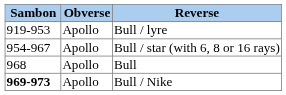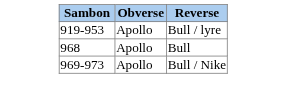- row: (197, 47)
(28, 81) bold -> (82, 64) normal
